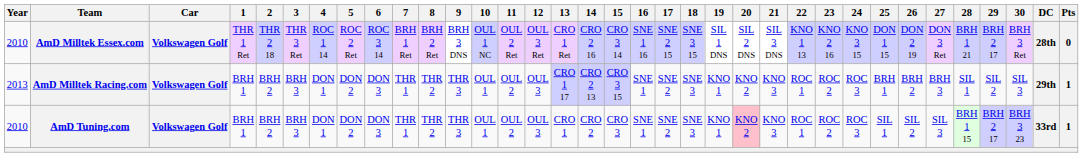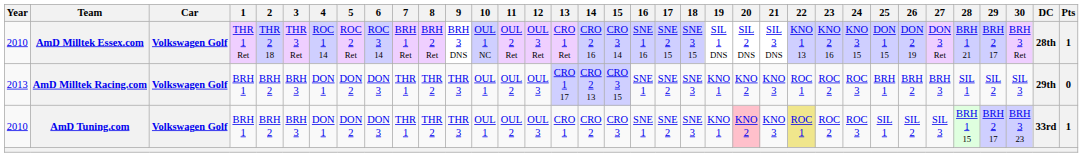(1068, 42) 0 -> (1068, 42) 1
(1068, 84) 1 -> (1068, 84) 0
(802, 126) no background -> (802, 126) khaki background
